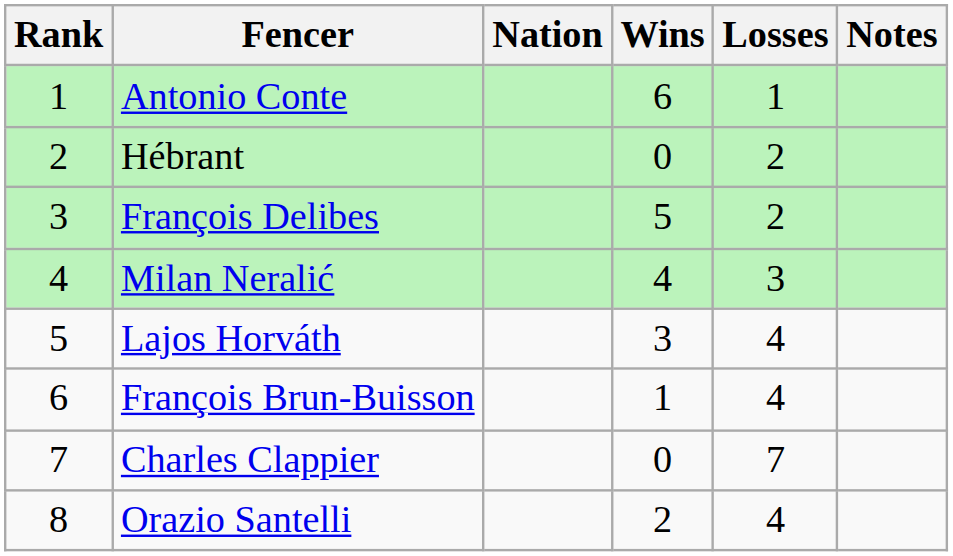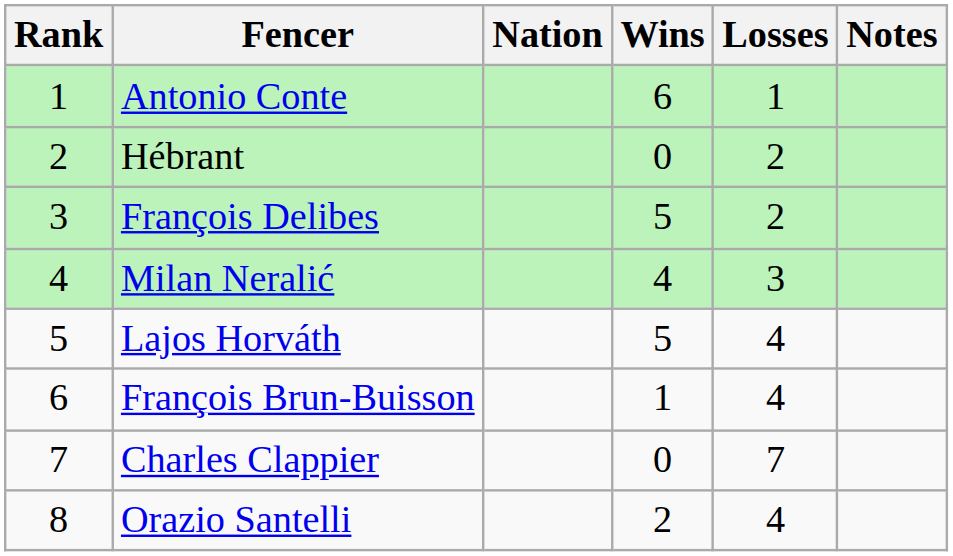(663, 338) 3 -> (663, 338) 5
